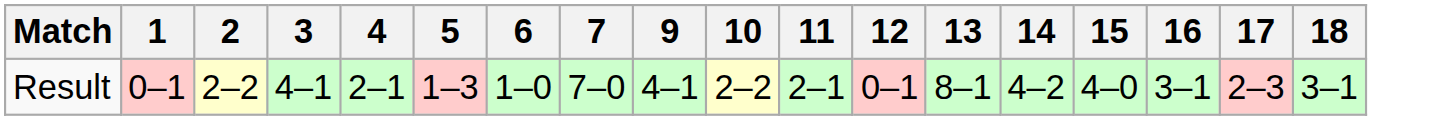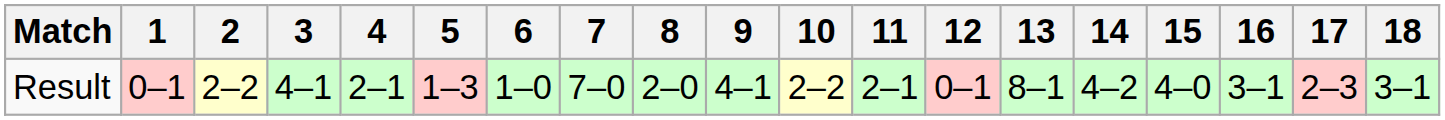+ column: (670, 31)
